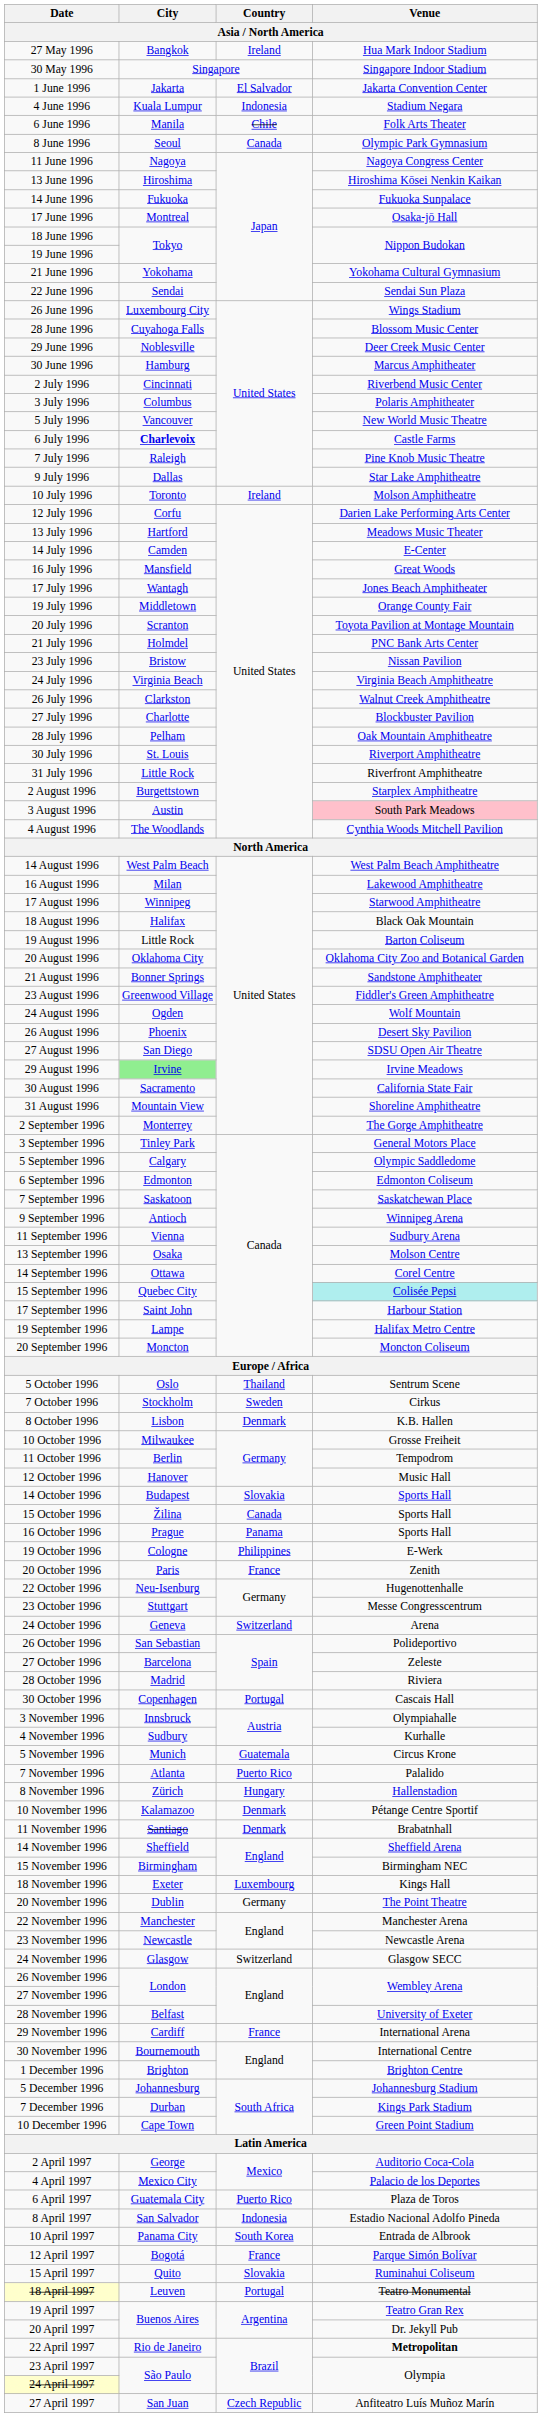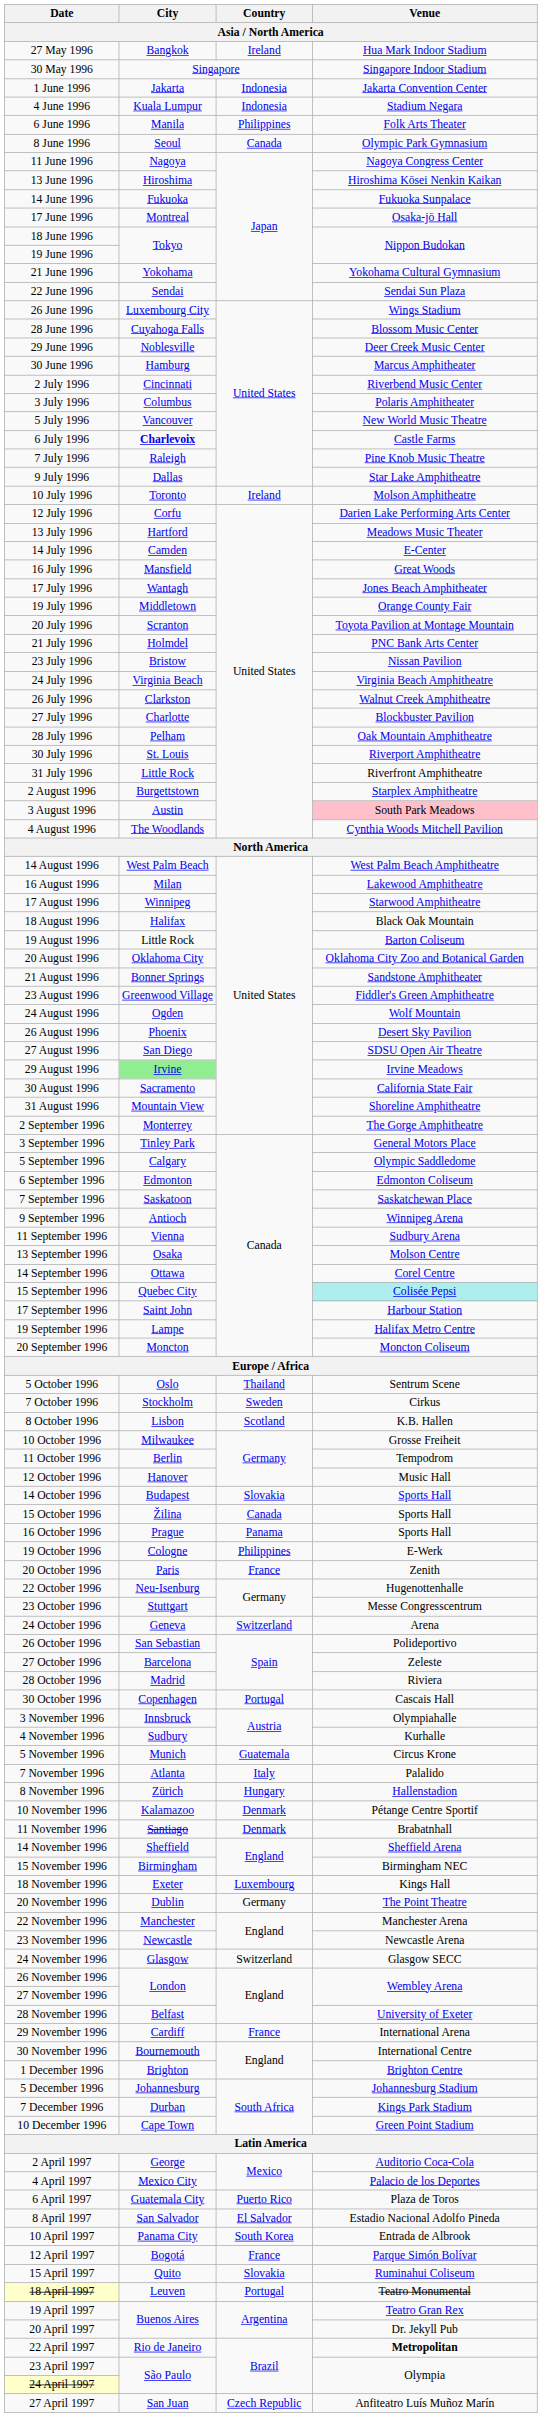(264, 87) El Salvador -> (264, 87) Indonesia
(264, 124) Chile -> (264, 124) Philippines
(264, 1421) Denmark -> (264, 1421) Scotland
(264, 1773) Puerto Rico -> (264, 1773) Italy
(264, 2218) Indonesia -> (264, 2218) El Salvador
